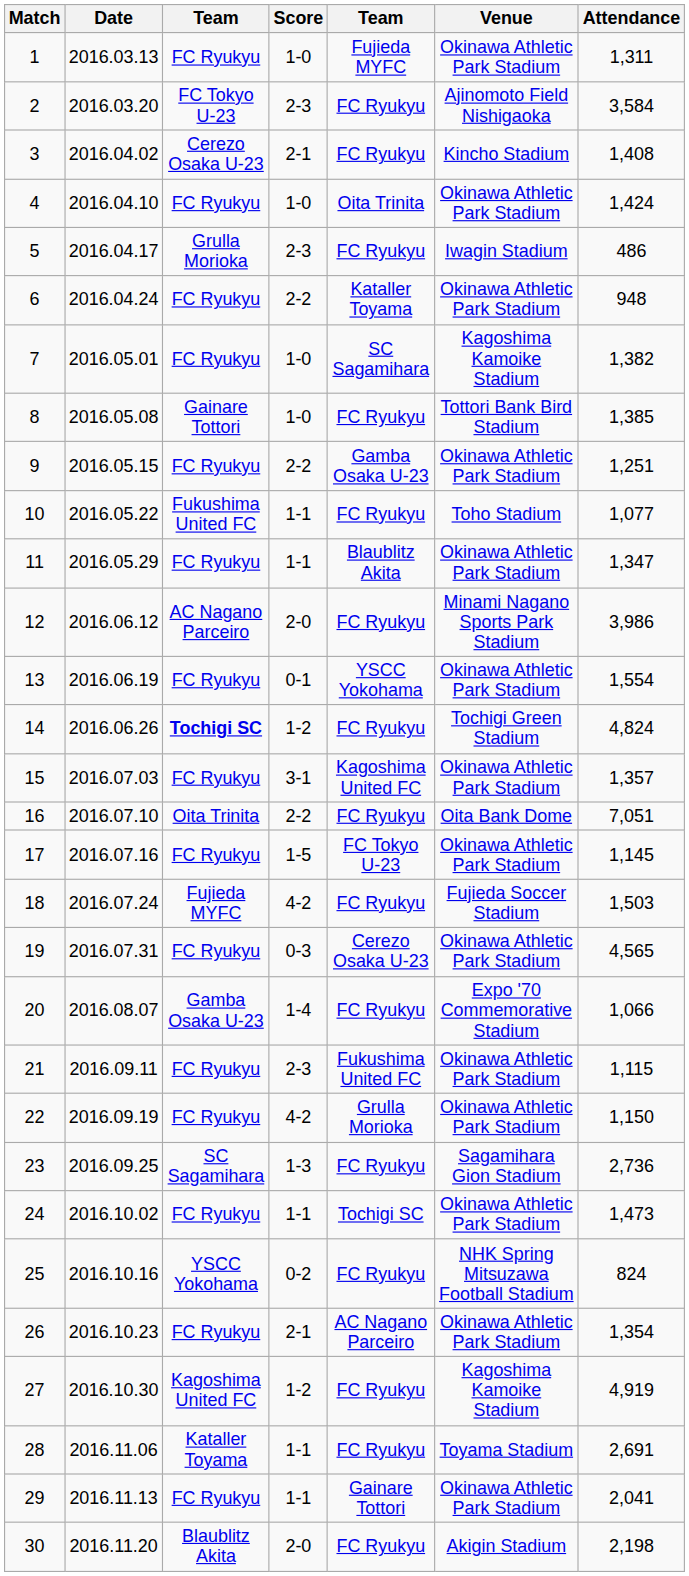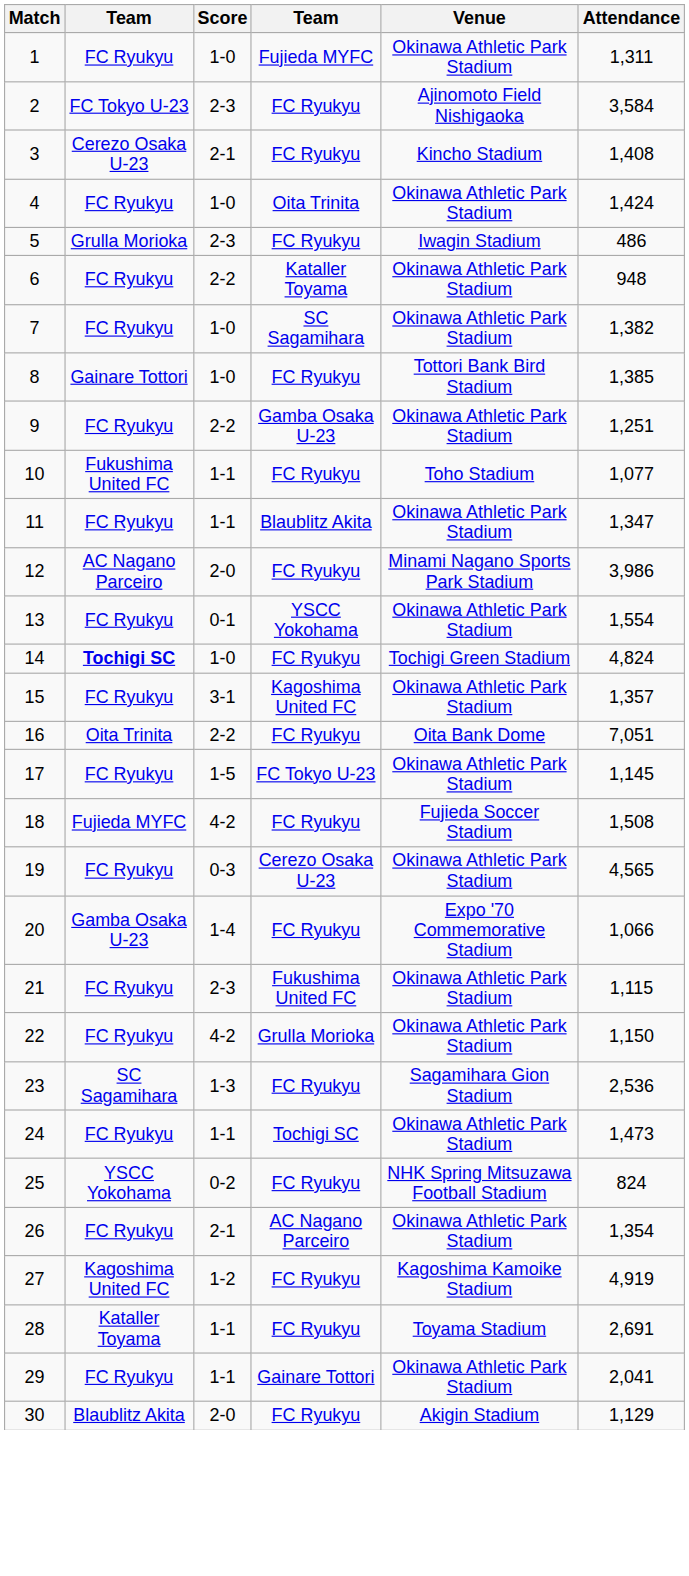- column: (114, 18)
(506, 358) Kagoshima Kamoike Stadium -> (479, 328) Okinawa Athletic Park Stadium
(298, 729) 1-2 -> (222, 658) 1-0
(631, 903) 1,503 -> (631, 822) 1,508
(631, 1166) 2,736 -> (631, 1085) 2,536
(631, 1546) 2,198 -> (631, 1415) 1,129
